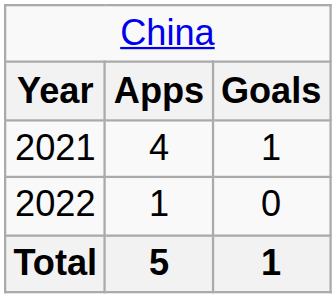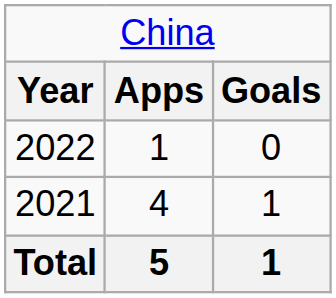rows swapped: (55, 147) <-> (55, 205)
